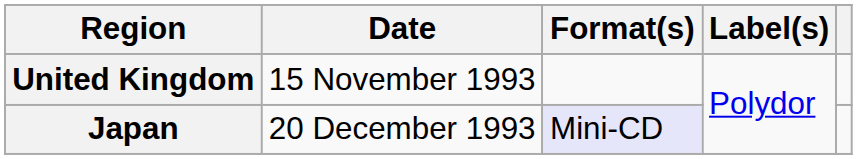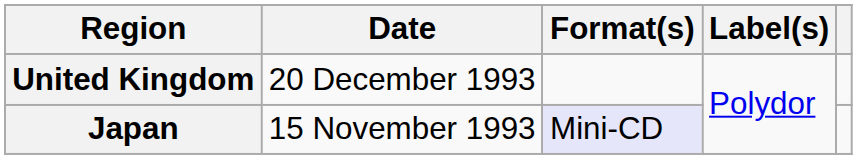(402, 79) 15 November 1993 -> (402, 79) 20 December 1993
(402, 128) 20 December 1993 -> (402, 128) 15 November 1993
